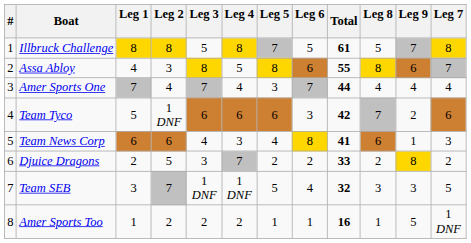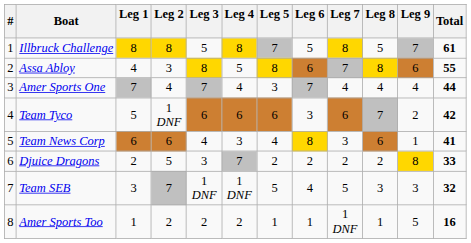columns swapped: (448, 14) <-> (344, 21)
